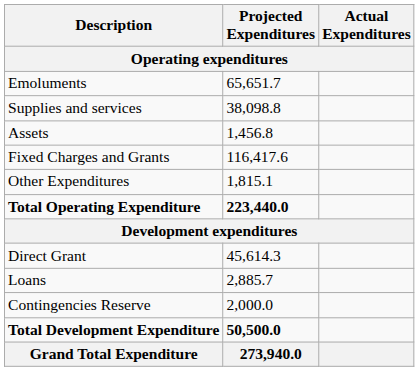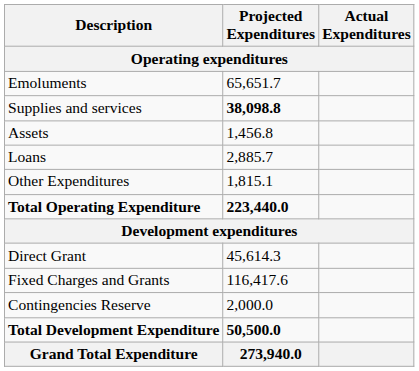(254, 108) normal -> (254, 108) bold
rows swapped: (89, 157) <-> (27, 280)
